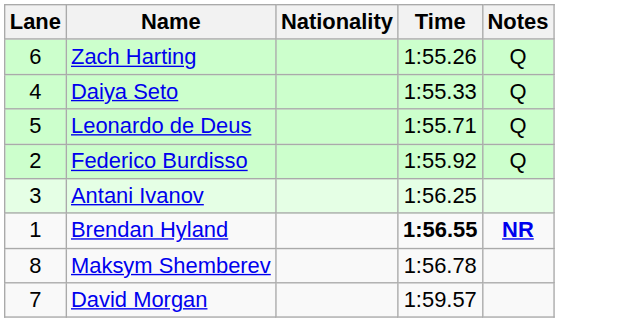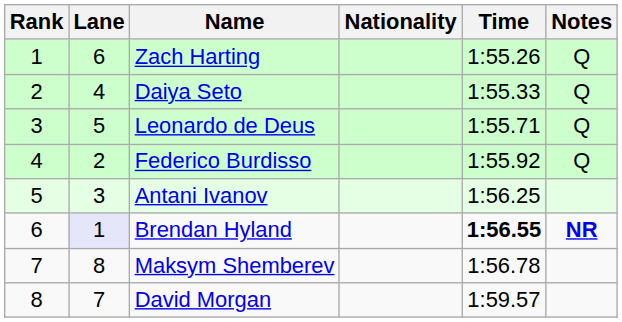+ column: (37, 21)
(35, 230) no background -> (99, 230) lavender background
